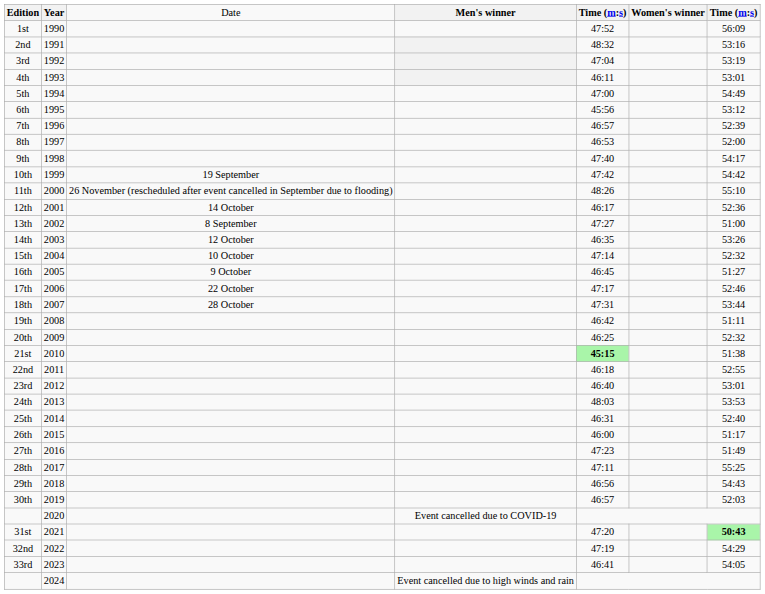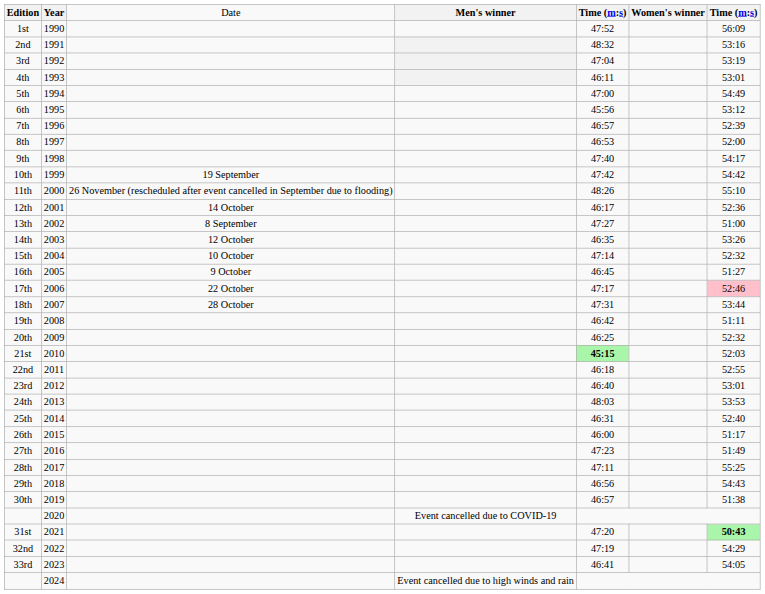(734, 288) no background -> (734, 288) pink background
(734, 353) 51:38 -> (734, 353) 52:03
(734, 499) 52:03 -> (734, 499) 51:38
